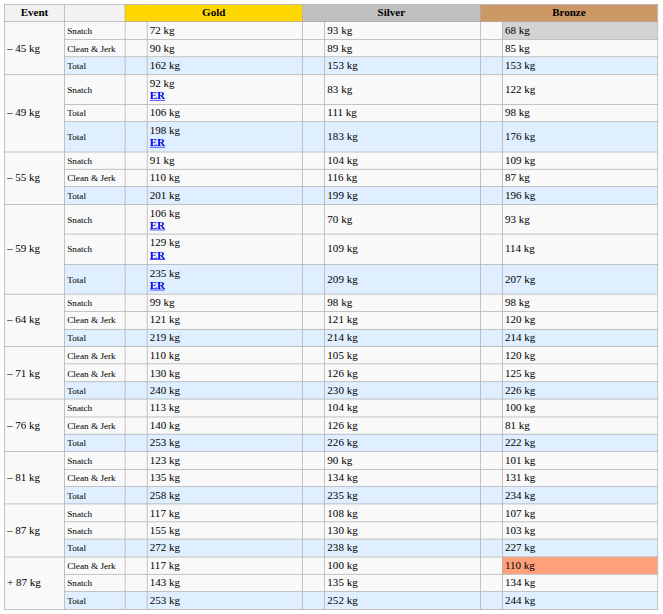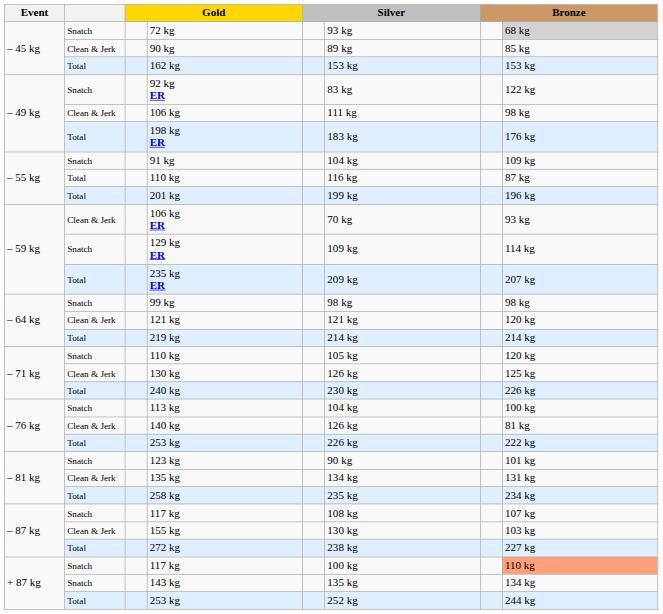(77, 113) Total -> (91, 113) Clean & Jerk
(91, 178) Clean & Jerk -> (77, 178) Total
(80, 220) Snatch -> (91, 220) Clean & Jerk
(91, 356) Clean & Jerk -> (80, 356) Snatch
(80, 531) Snatch -> (91, 531) Clean & Jerk
(91, 566) Clean & Jerk -> (80, 566) Snatch
